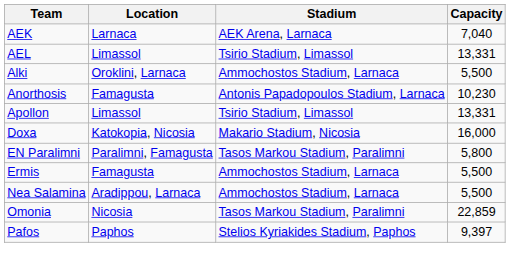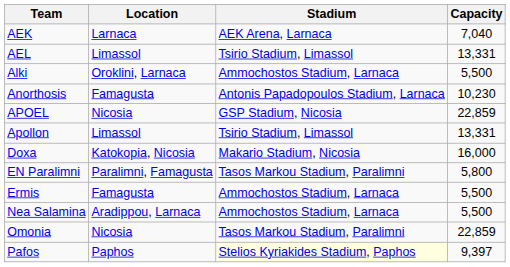+ row: (28, 113)
(317, 232) no background -> (317, 251) lightyellow background
